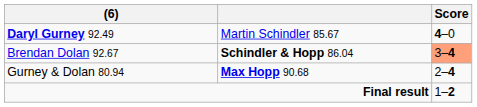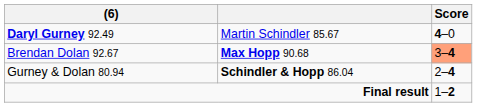(287, 53) Schindler & Hopp 86.04 -> (265, 53) Max Hopp 90.68
(265, 72) Max Hopp 90.68 -> (287, 72) Schindler & Hopp 86.04
